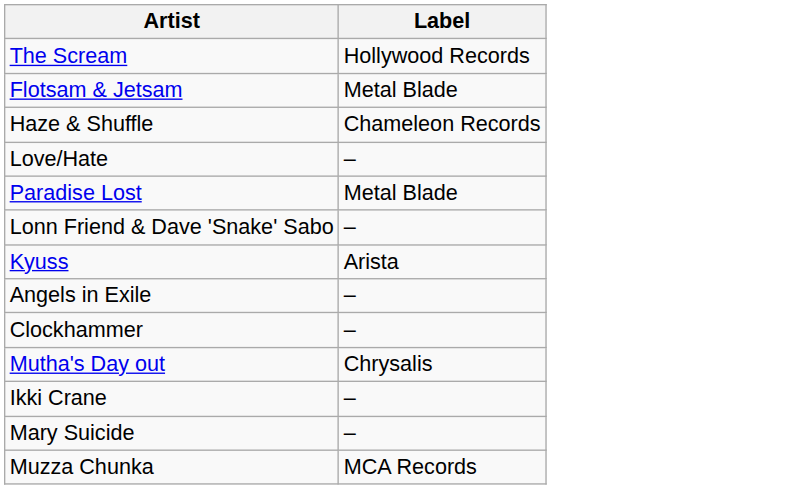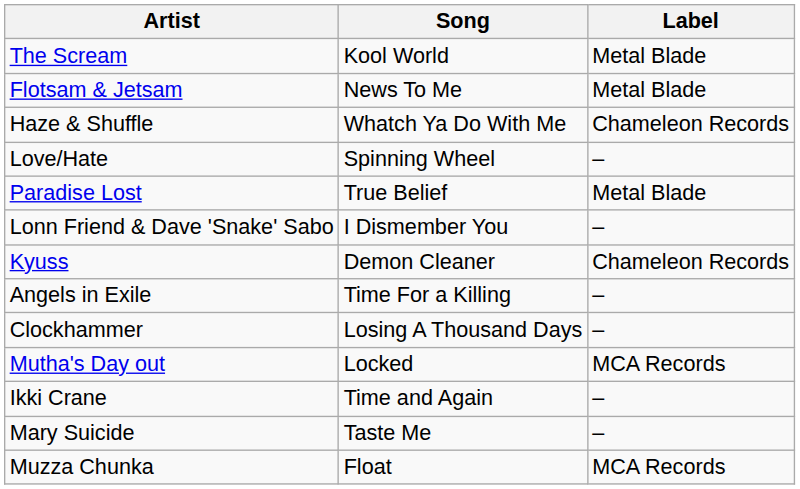+ column: (463, 21)
(437, 55) Hollywood Records -> (649, 55) Metal Blade
(371, 261) Arista -> (691, 261) Chameleon Records
(388, 364) Chrysalis -> (659, 364) MCA Records
